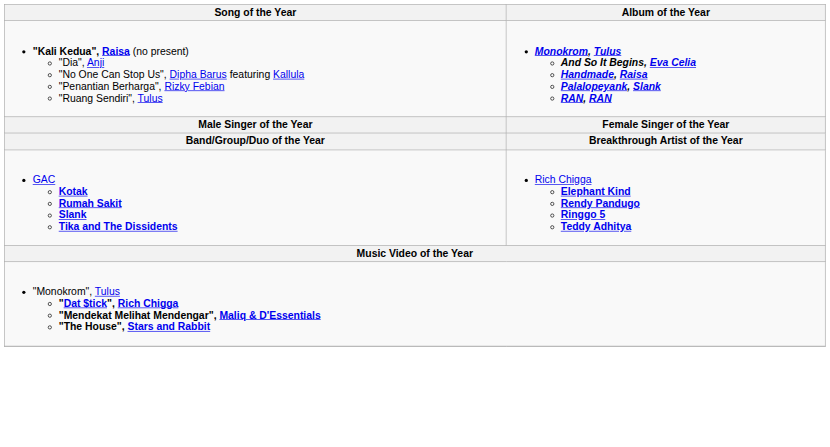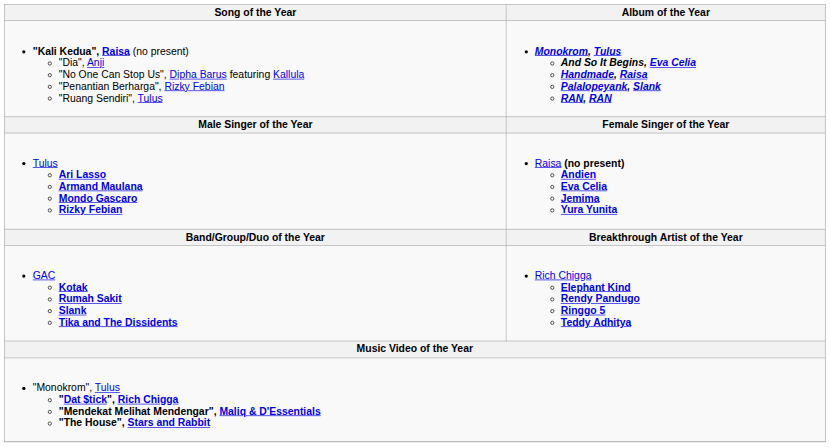+ row: (255, 187)
